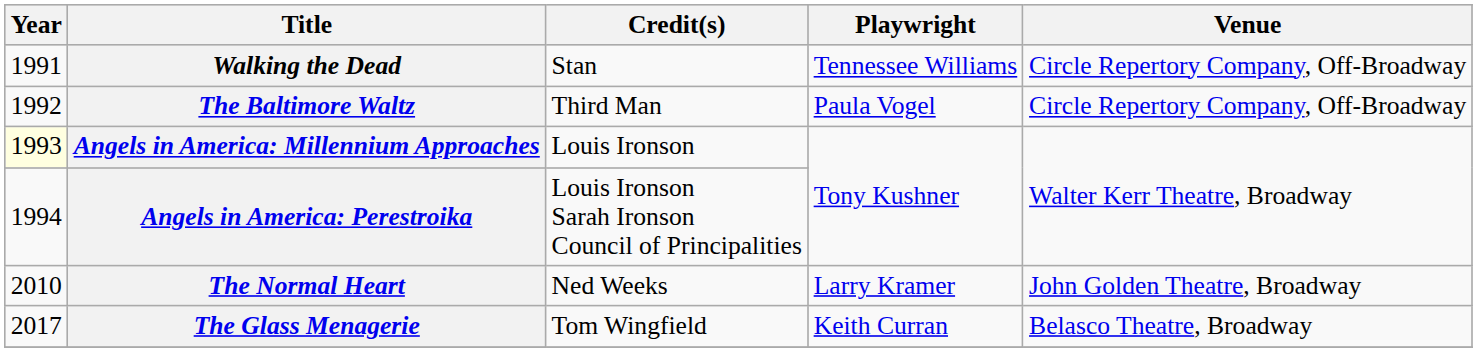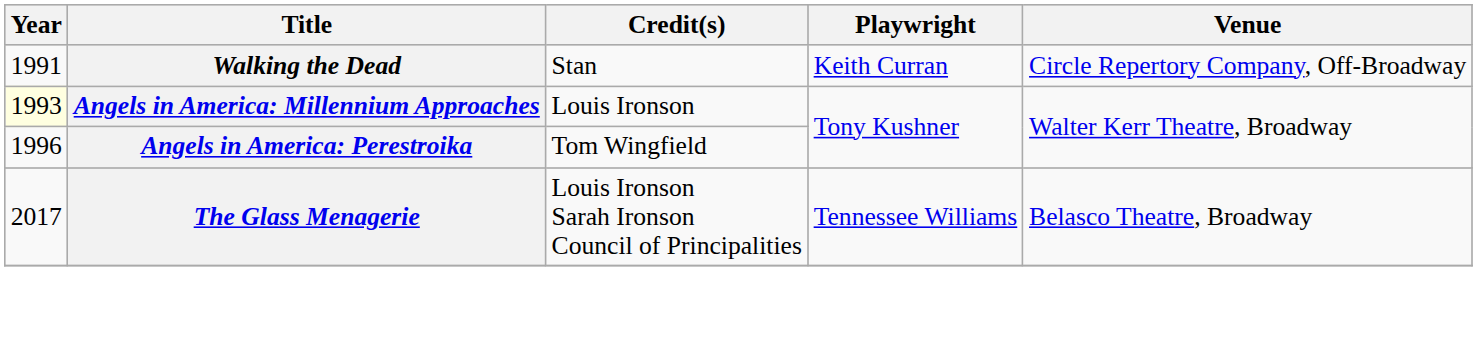(915, 65) Tennessee Williams -> (881, 65) Keith Curran
- row: (307, 106)
(36, 216) 1994 -> (36, 146) 1996
(677, 216) Louis Ironson Sarah Ironson Council of Principalities -> (629, 146) Tom Wingfield
- row: (307, 285)
(629, 326) Tom Wingfield -> (677, 216) Louis Ironson Sarah Ironson Council of Principalities
(881, 326) Keith Curran -> (915, 216) Tennessee Williams
